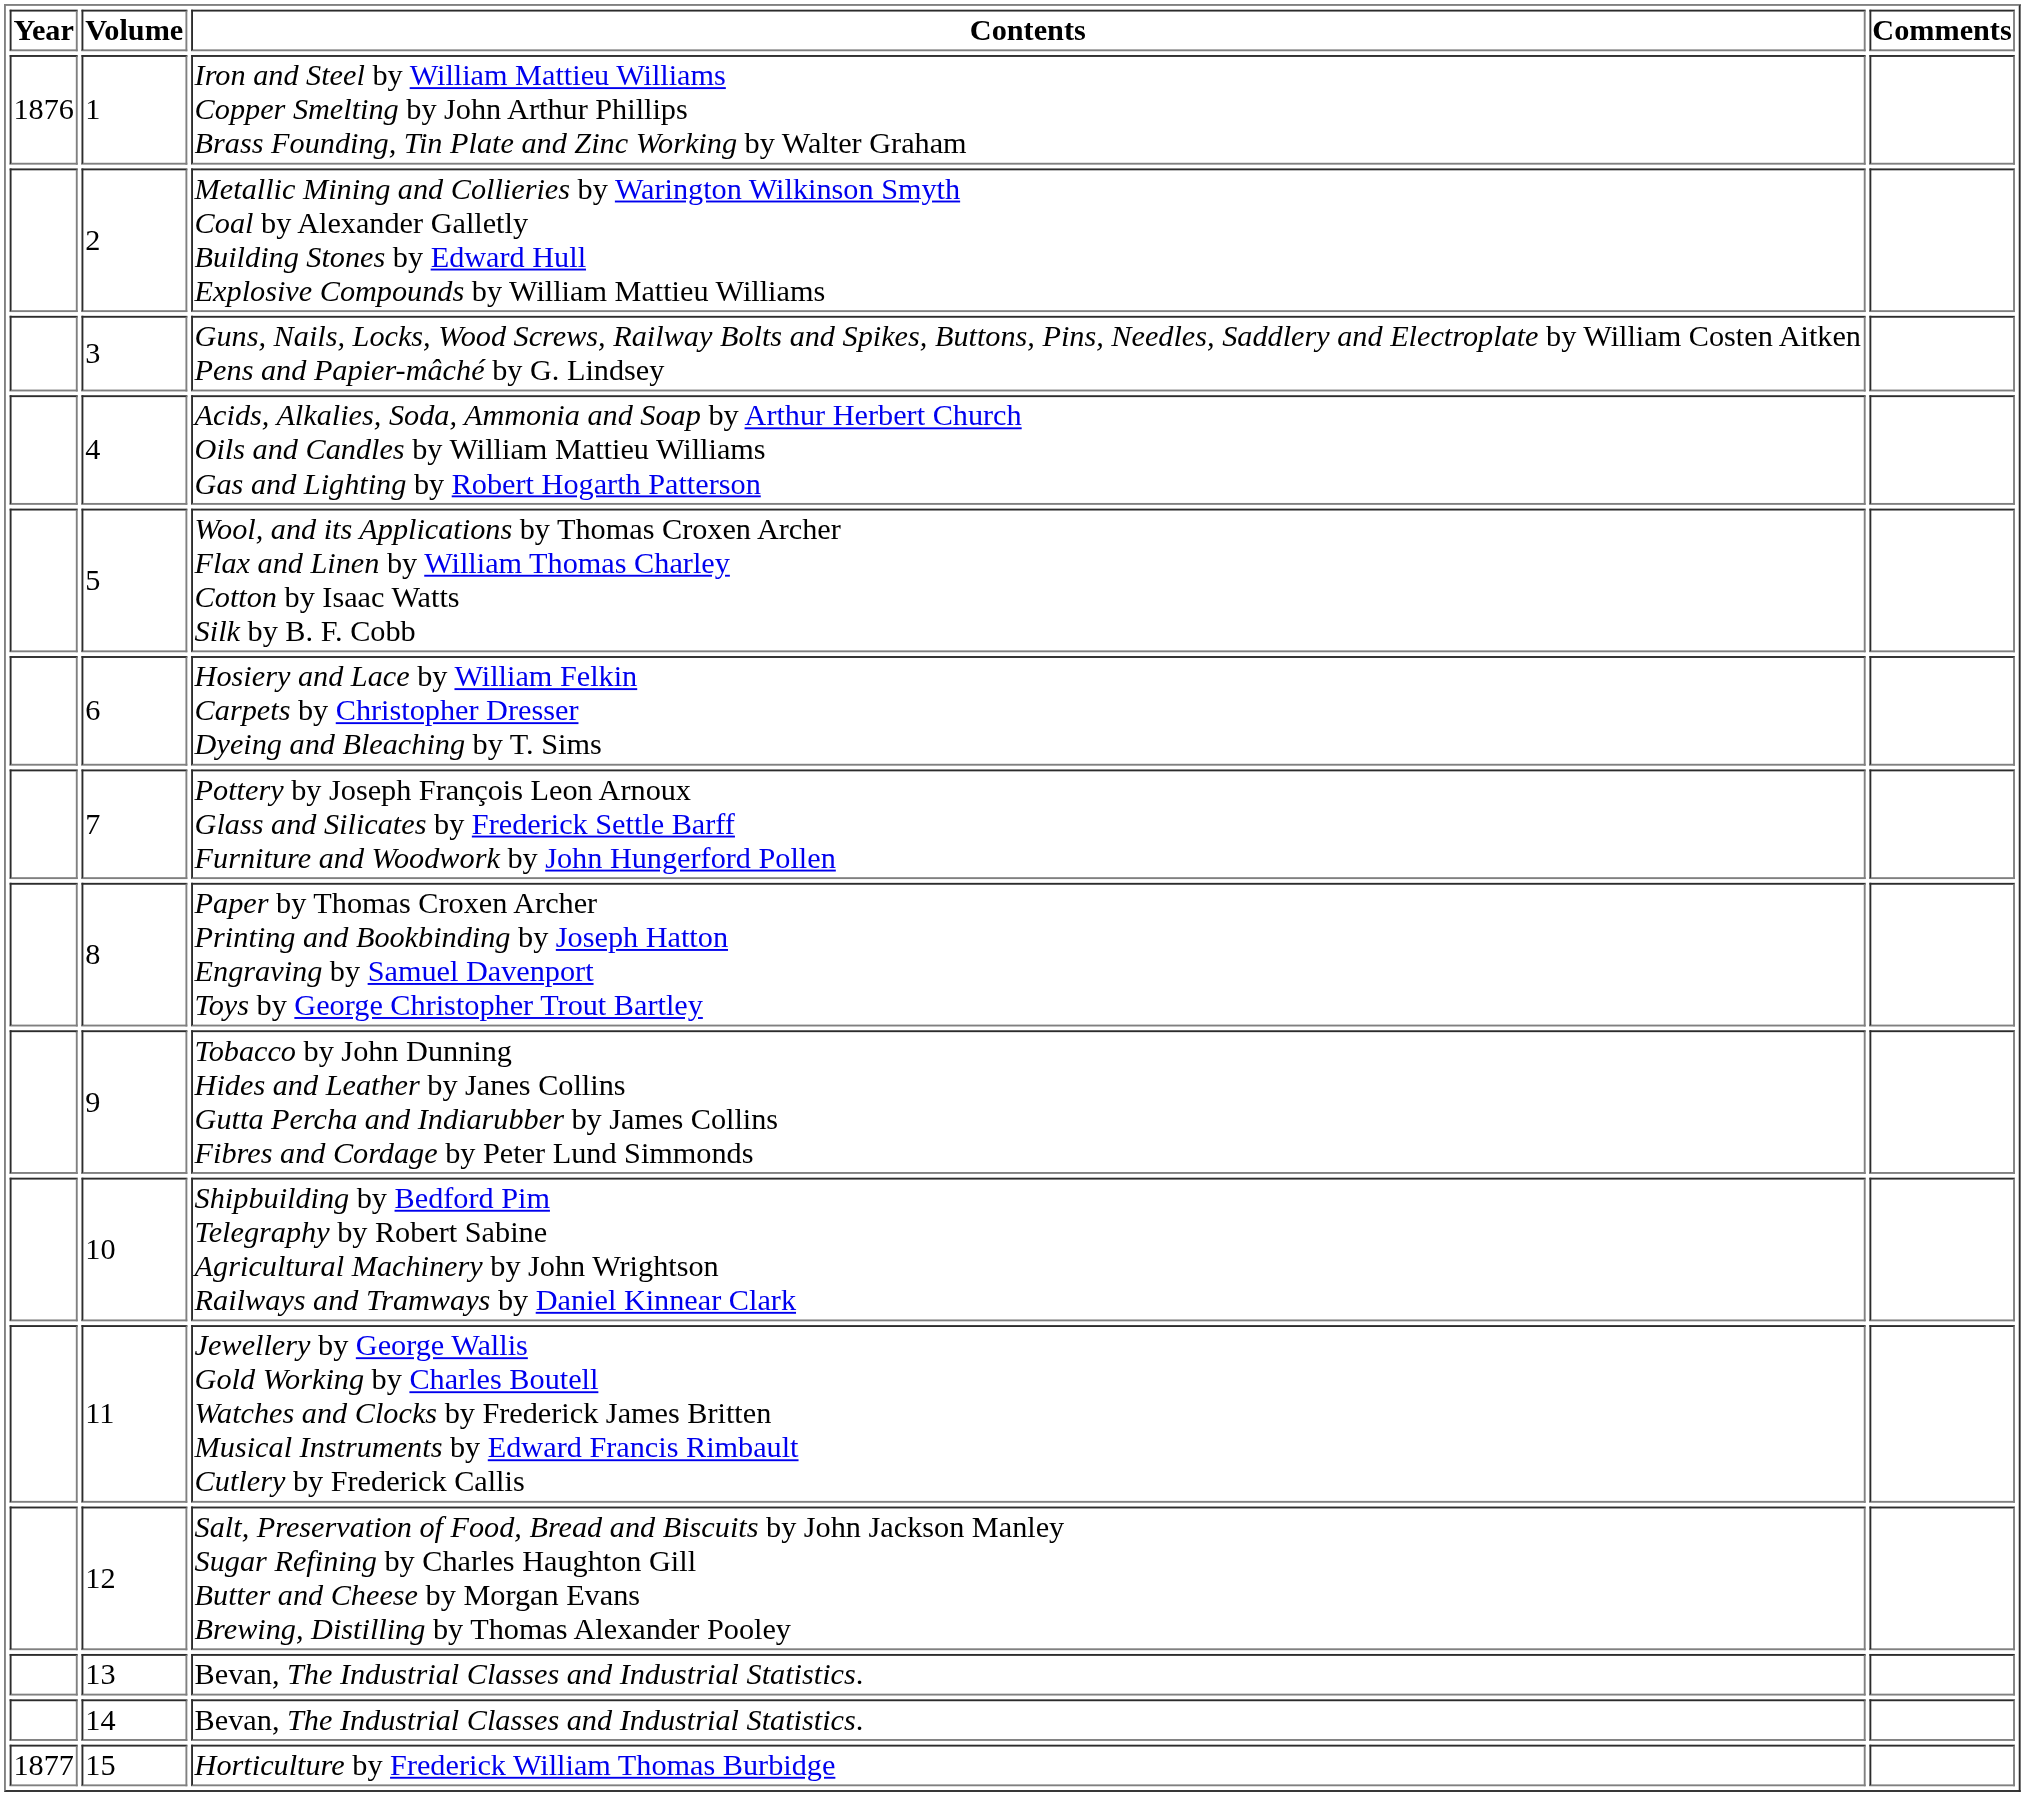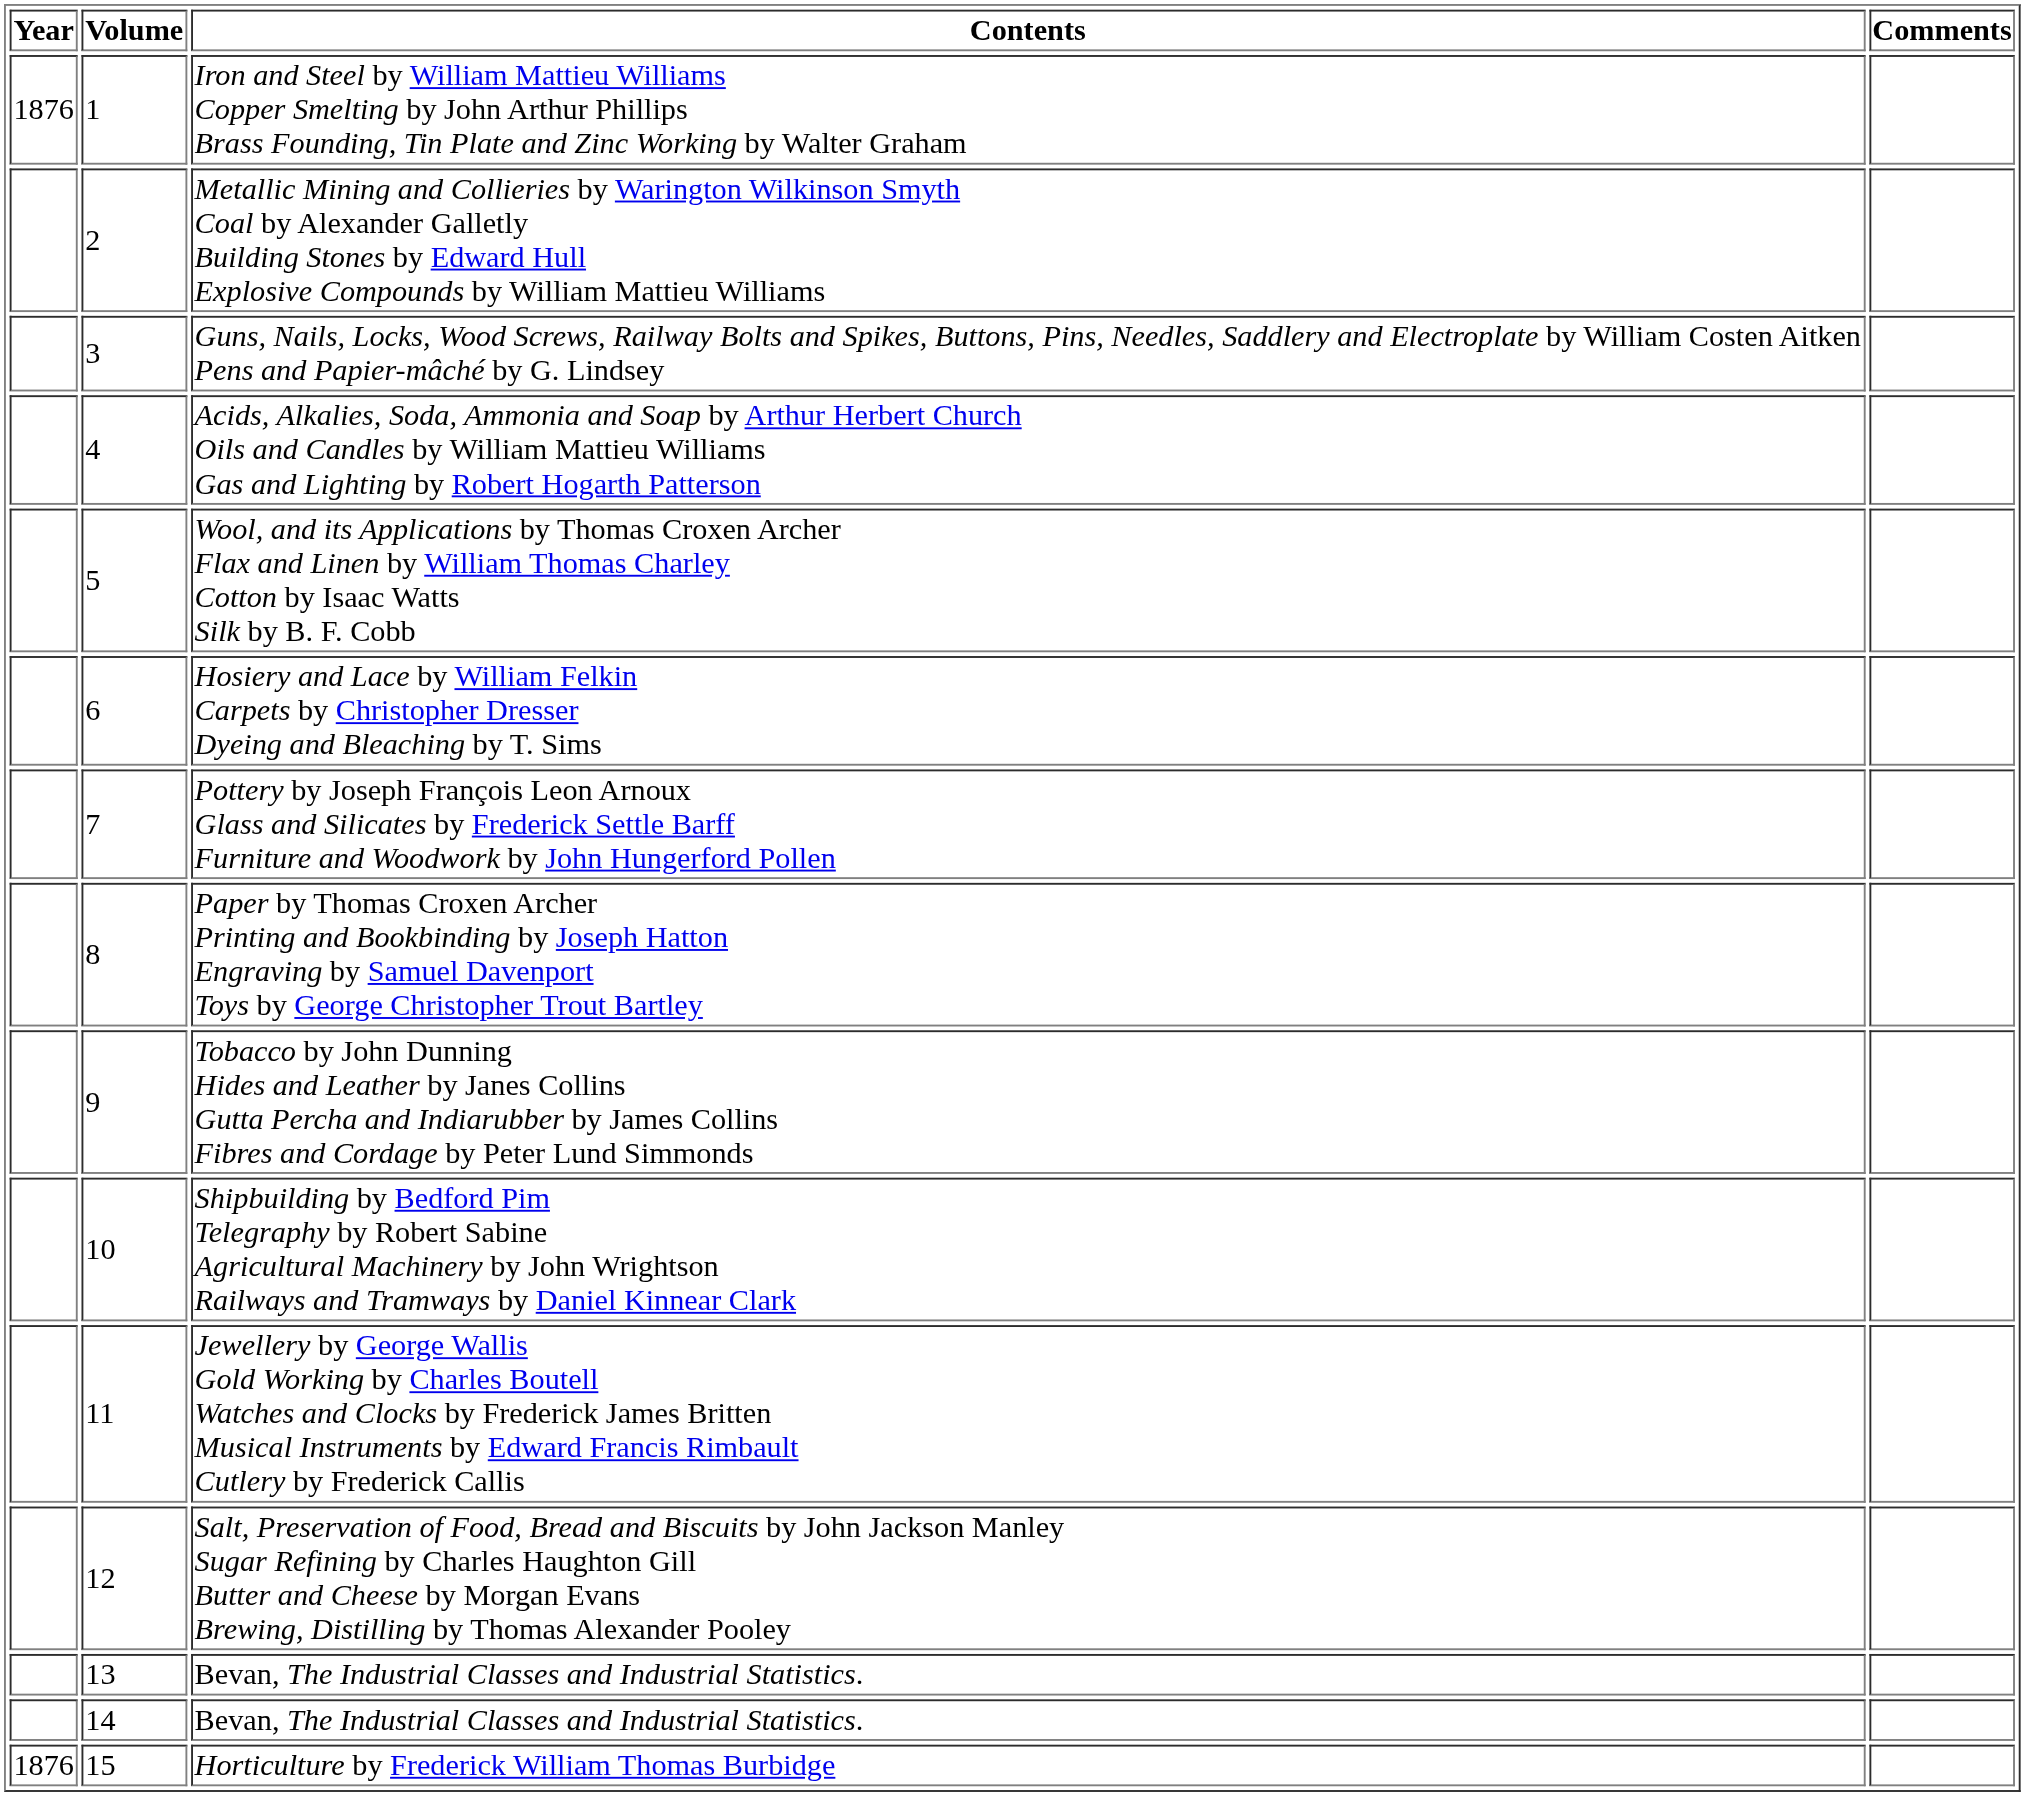(44, 1765) 1877 -> (44, 1765) 1876
